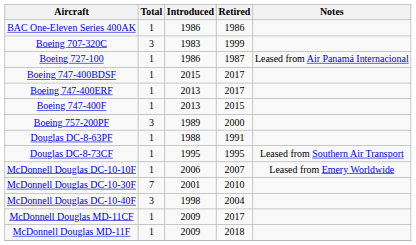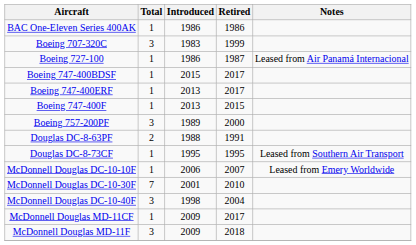(151, 138) 1 -> (151, 138) 2
(151, 232) 1 -> (151, 232) 3
